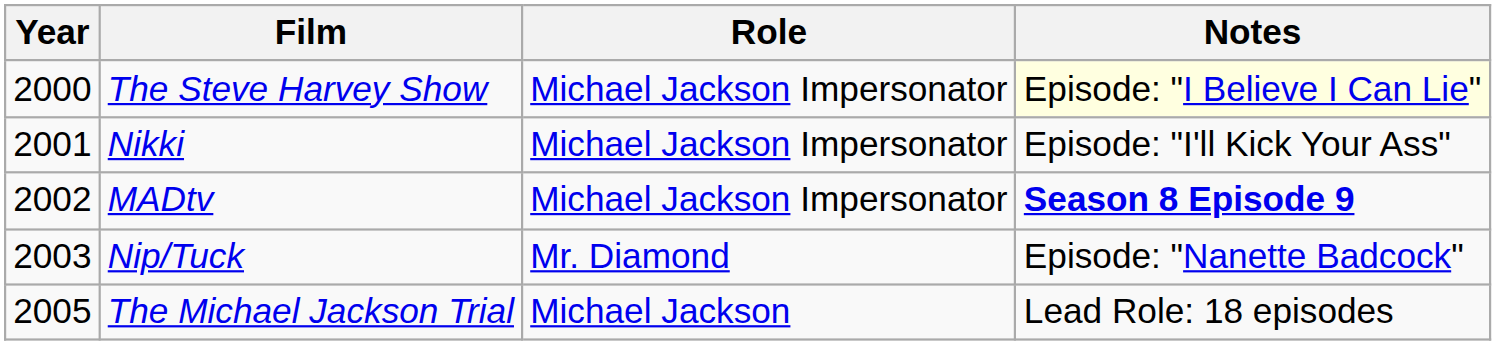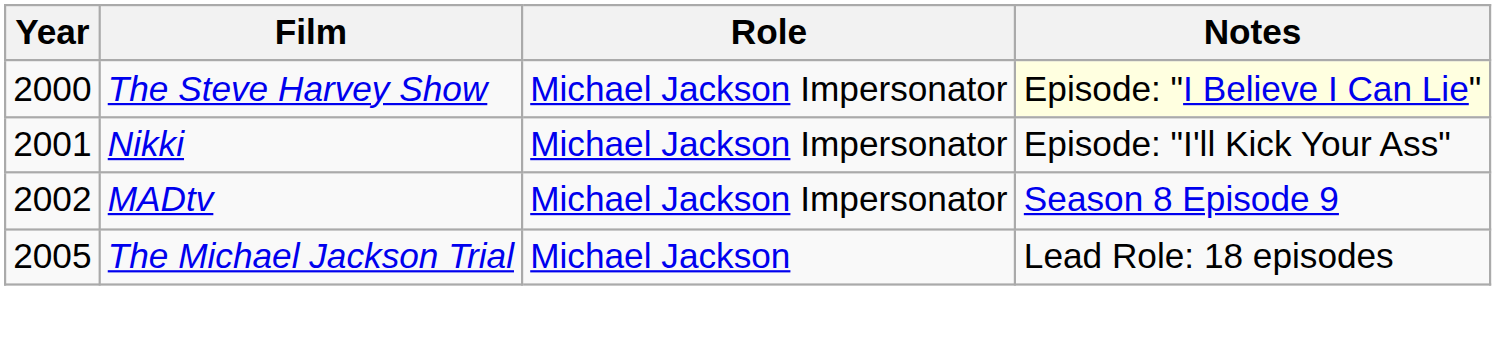(1189, 199) bold -> (1181, 199) normal
- row: (176, 255)
